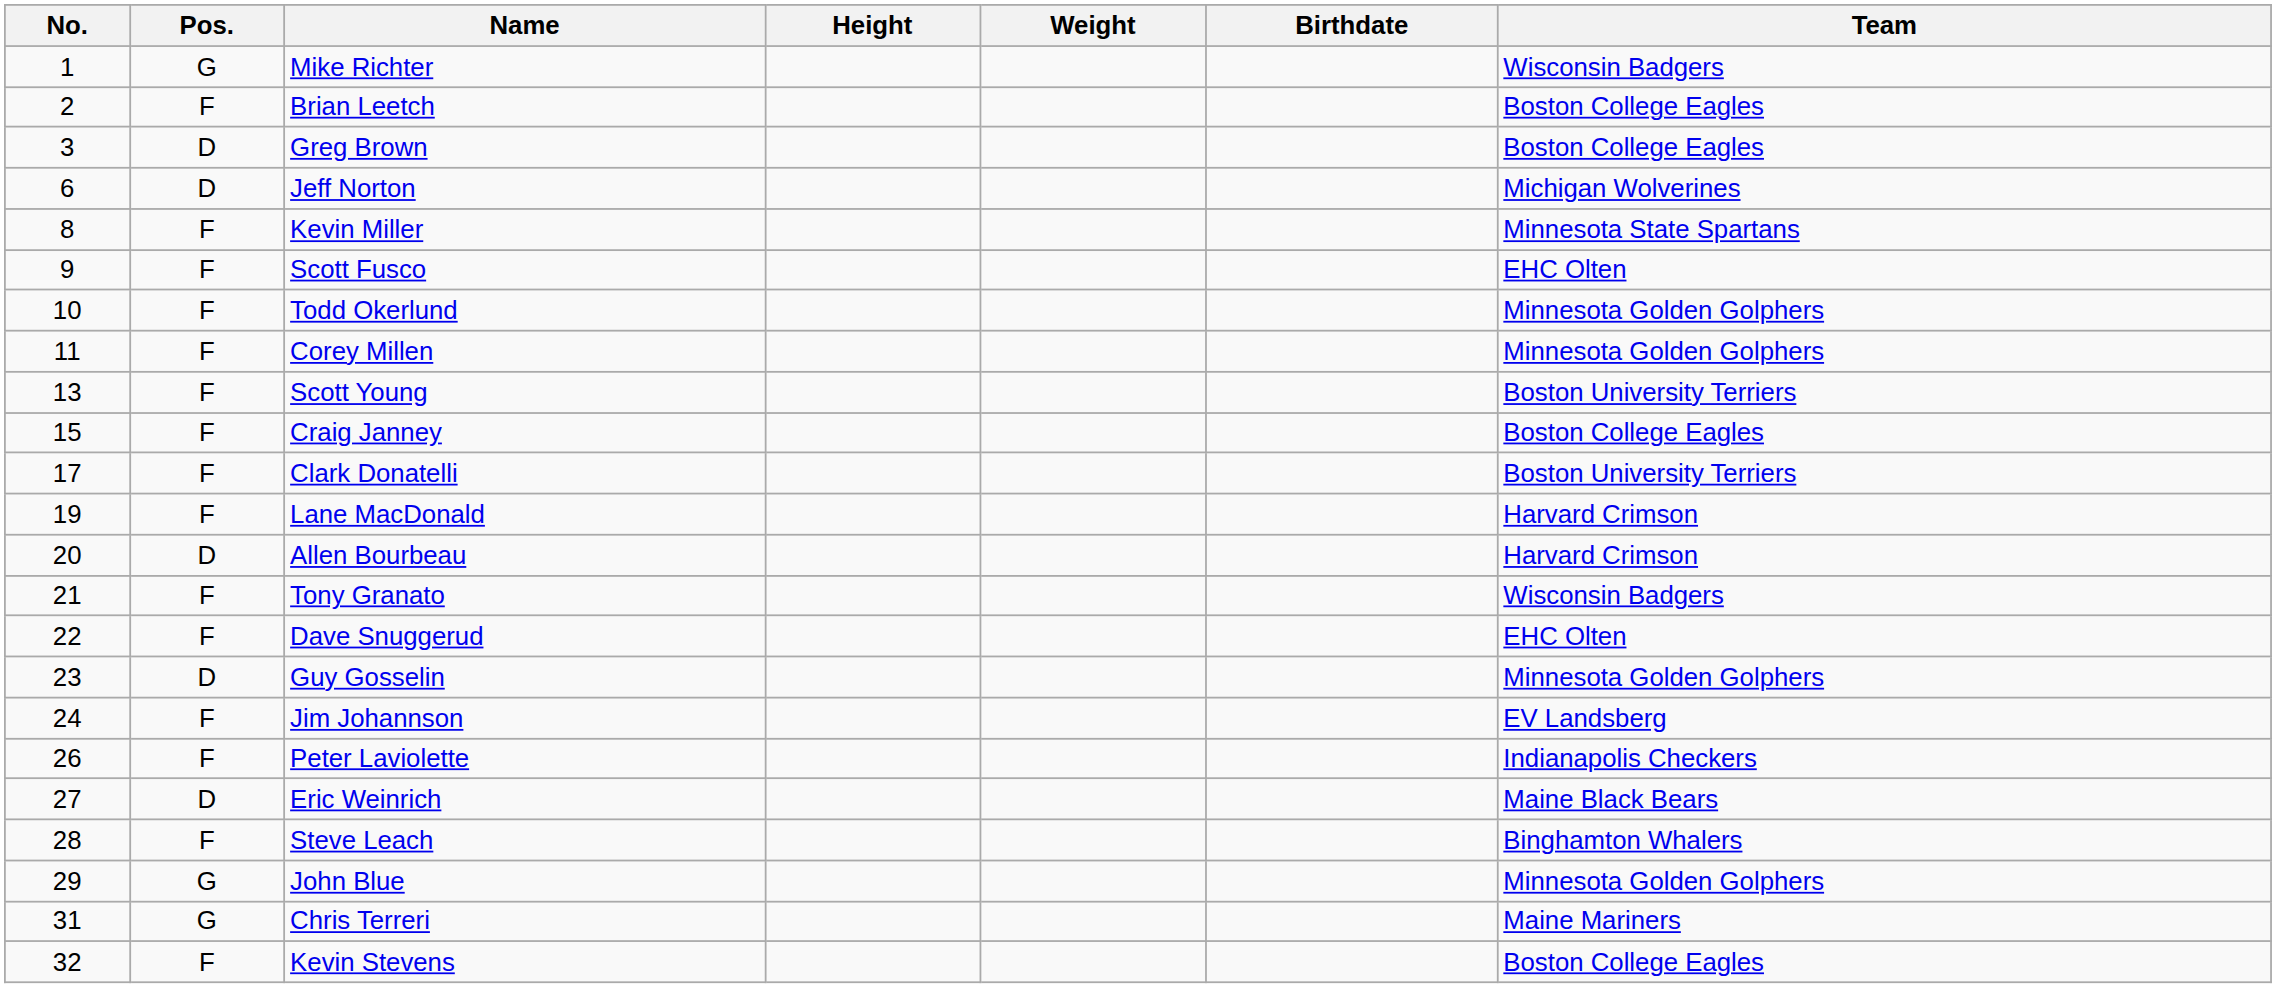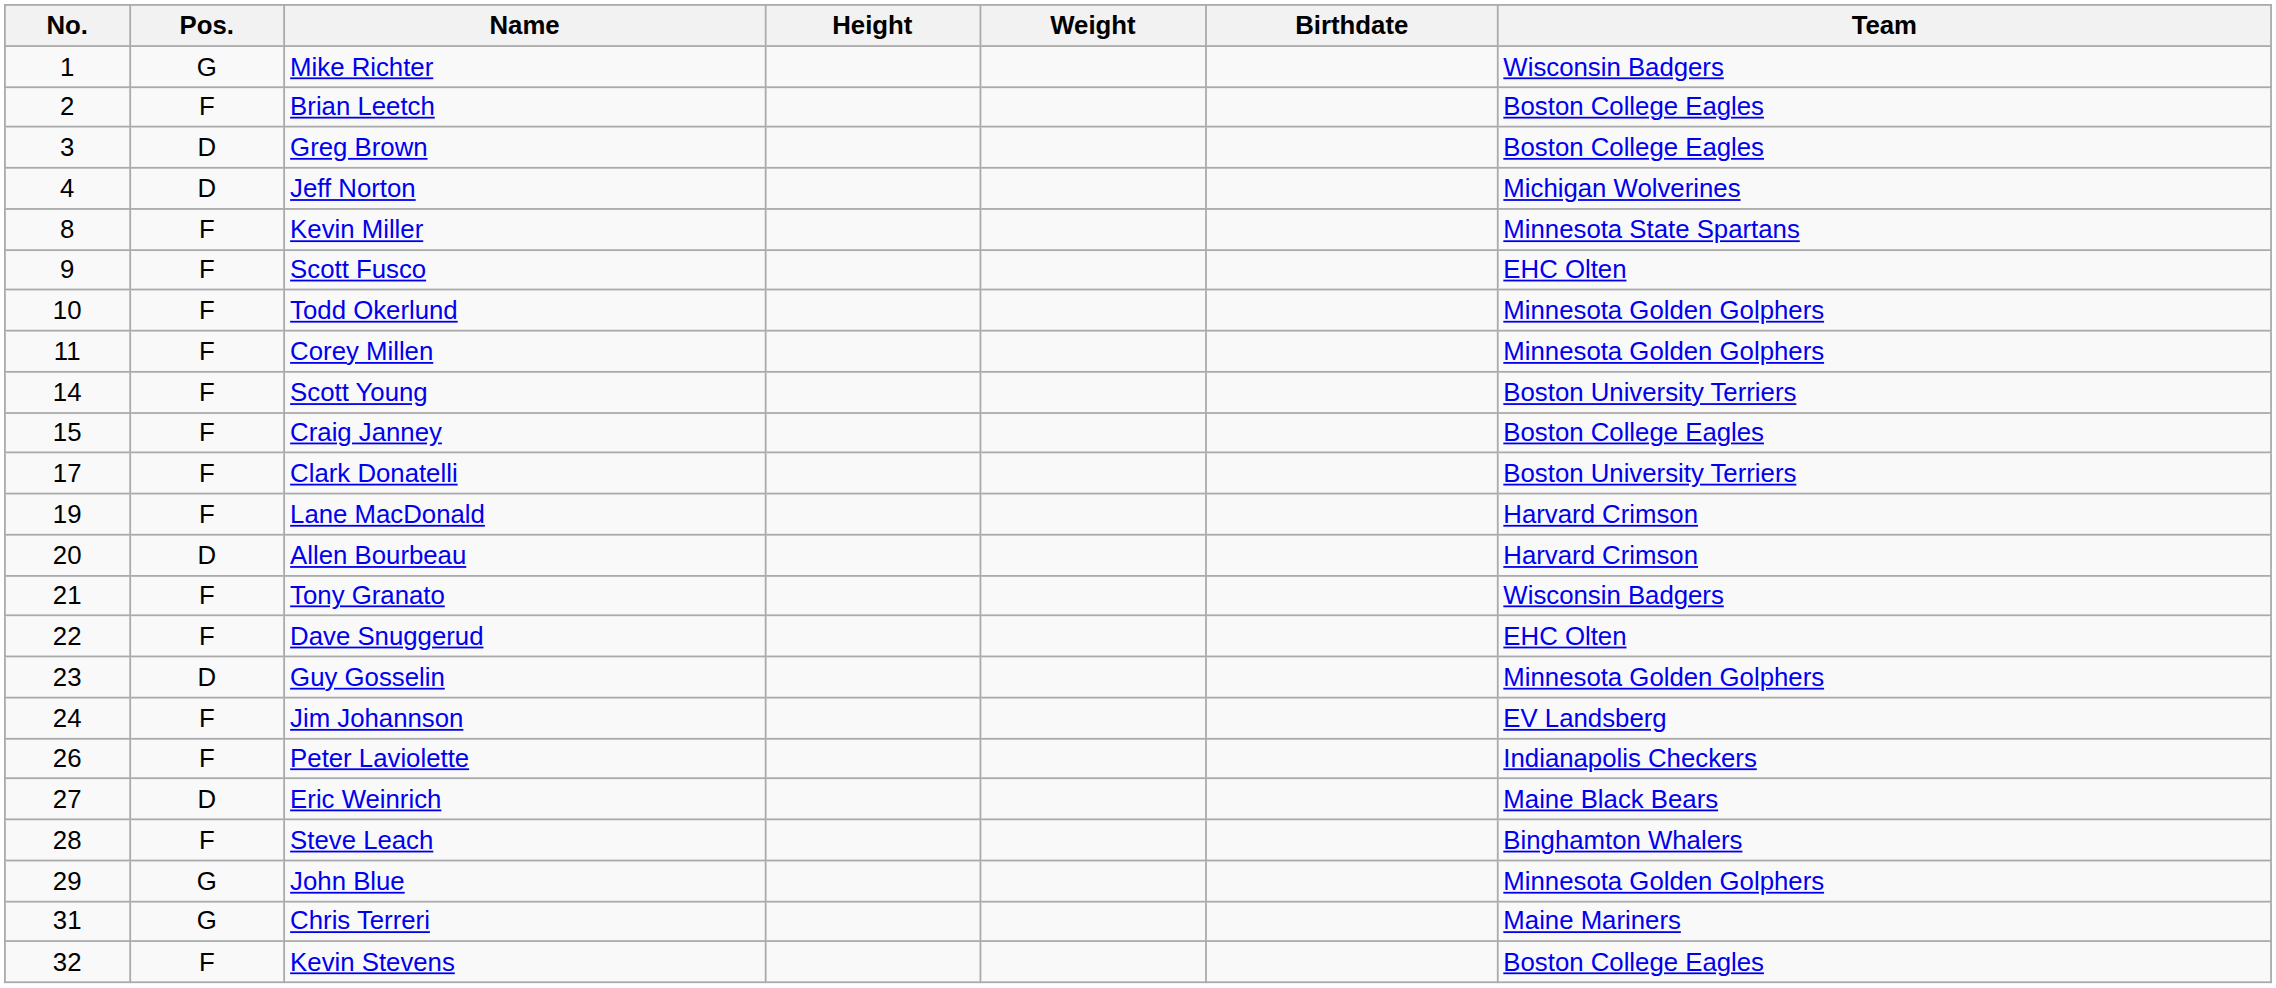(67, 189) 6 -> (67, 189) 4
(67, 392) 13 -> (67, 392) 14
